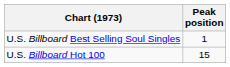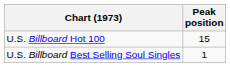rows swapped: (56, 54) <-> (93, 39)
